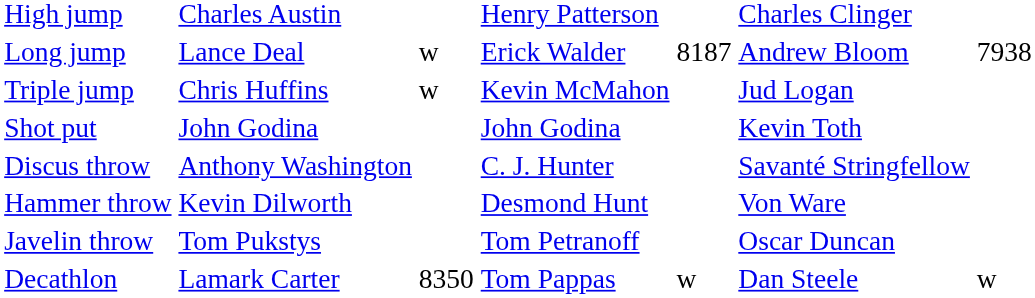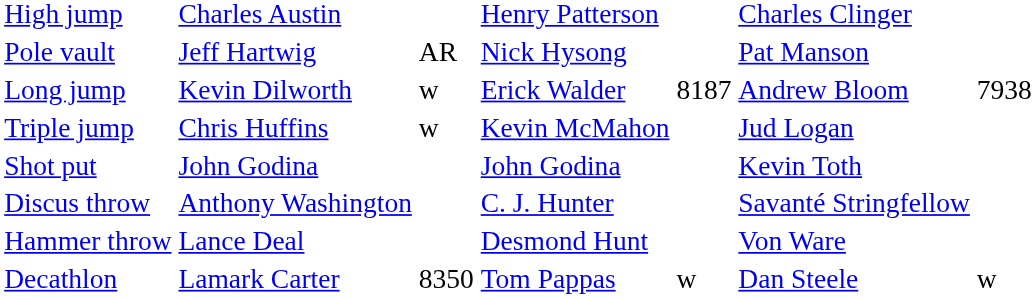+ row: (60, 52)
(241, 52) Lance Deal -> (265, 89) Kevin Dilworth
(265, 203) Kevin Dilworth -> (241, 241) Lance Deal
- row: (79, 241)
